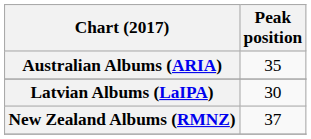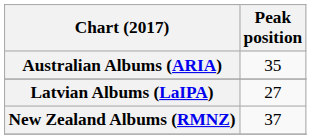(273, 92) 30 -> (273, 92) 27
